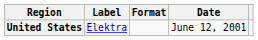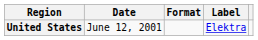columns swapped: (209, 12) <-> (107, 12)
